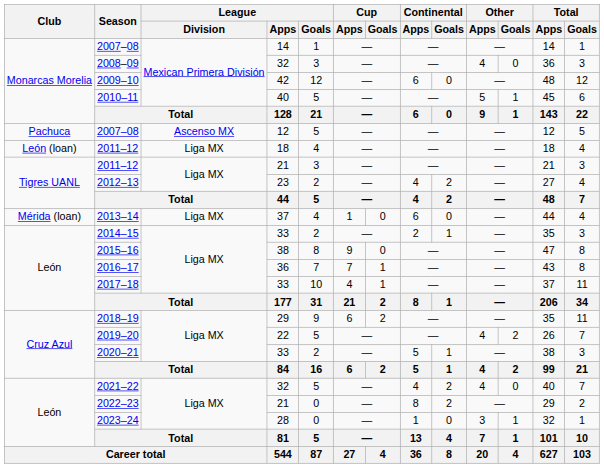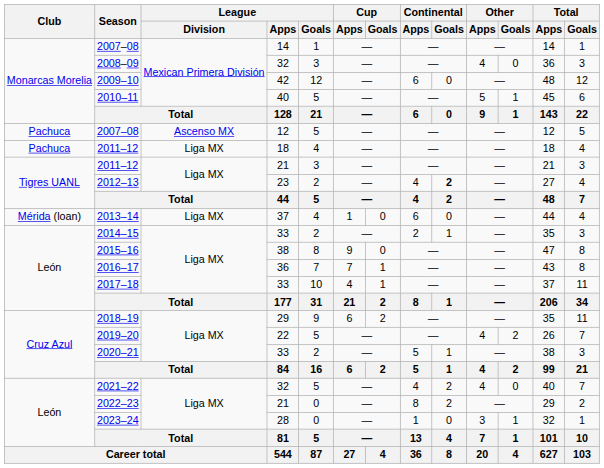(49, 149) León (loan) -> (49, 149) Pachuca
(449, 183) normal -> (449, 183) bold
